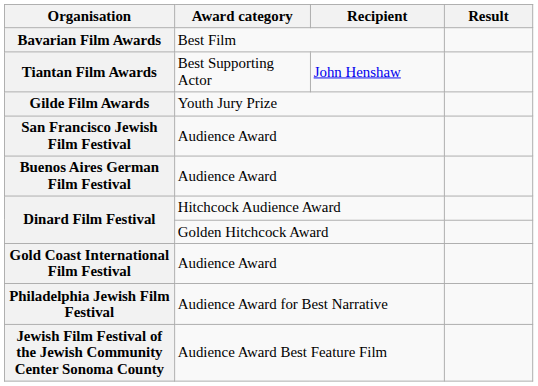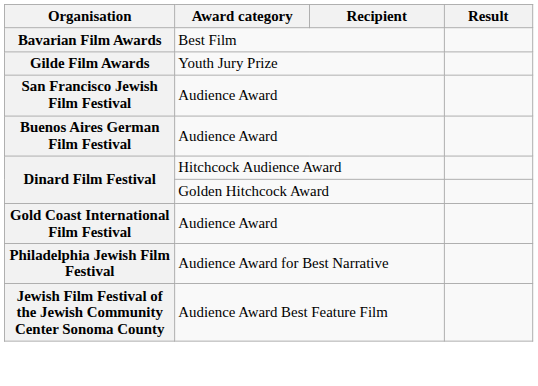- row: (89, 71)
